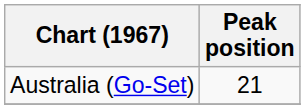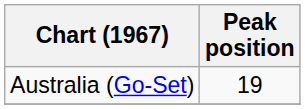(250, 85) 21 -> (250, 85) 19
